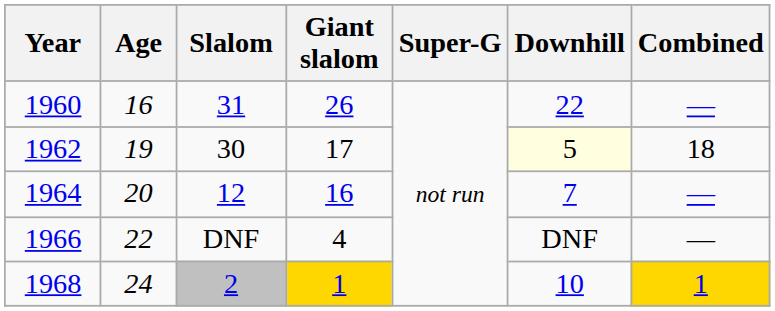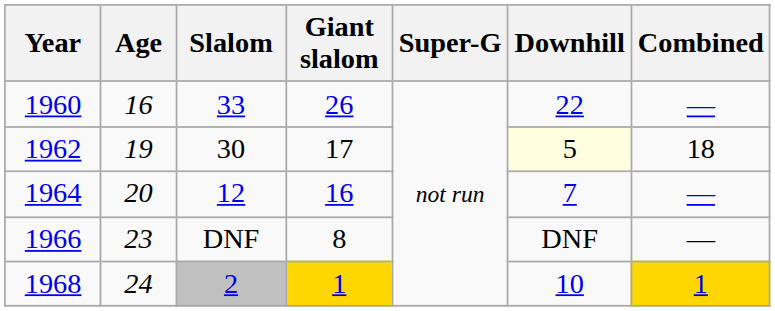(231, 103) 31 -> (231, 103) 33
(139, 238) 22 -> (139, 238) 23
(339, 238) 4 -> (339, 238) 8
